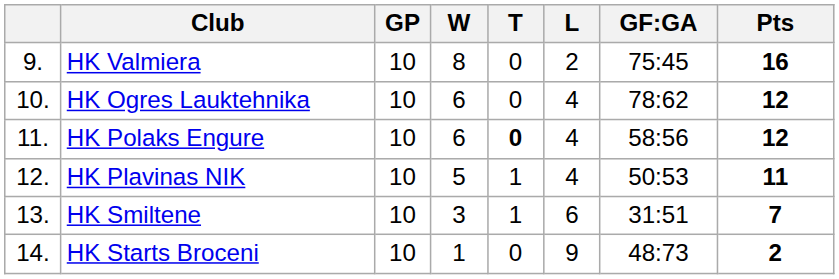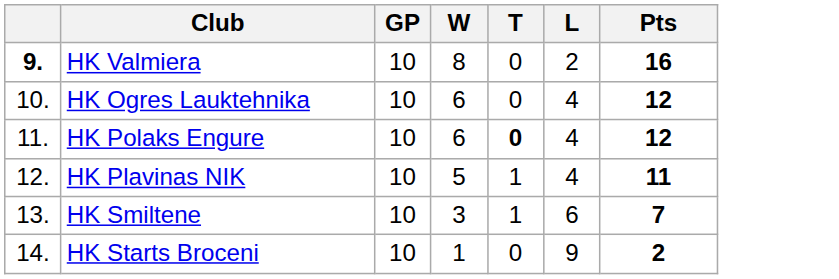- column: (658, 23)
(33, 61) normal -> (33, 61) bold
